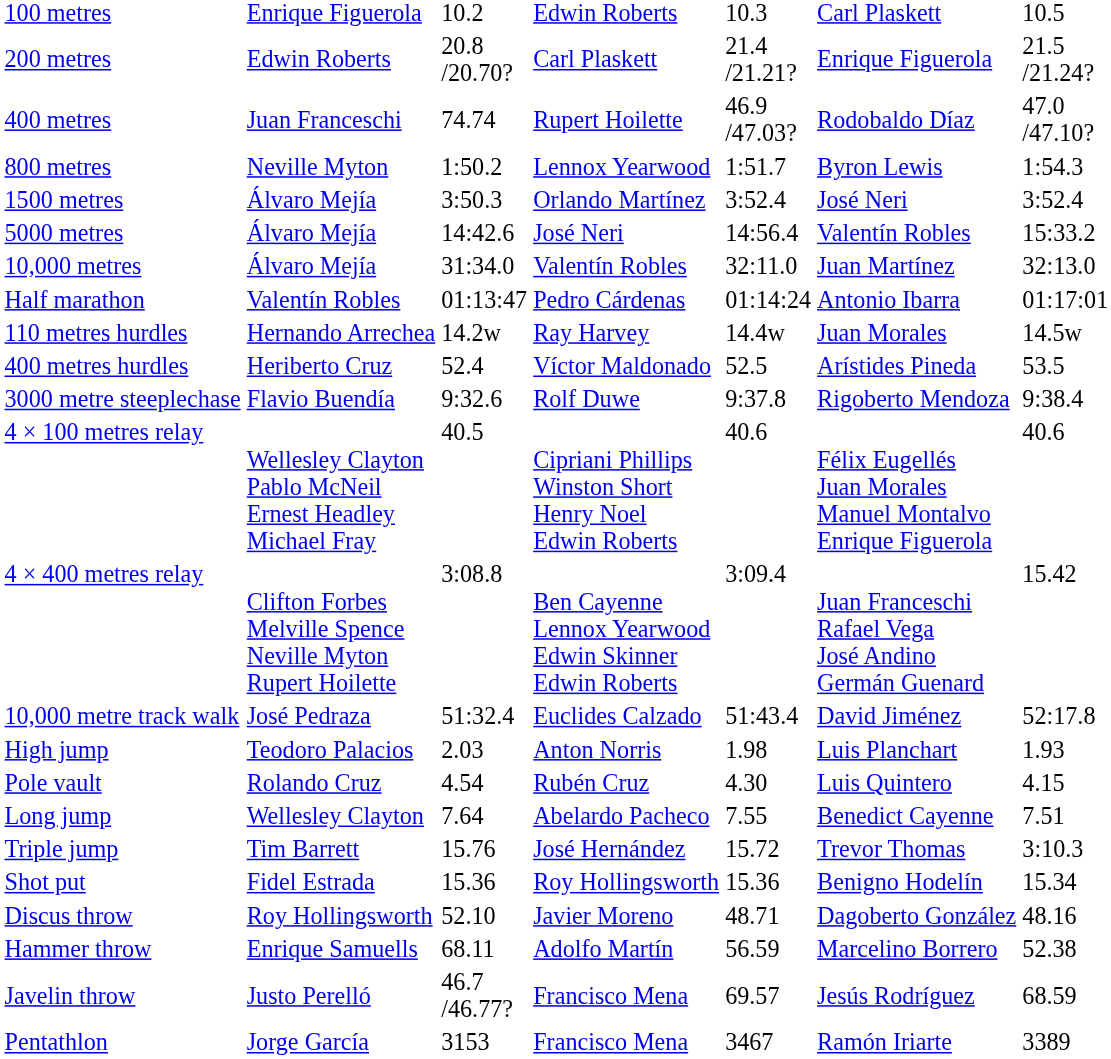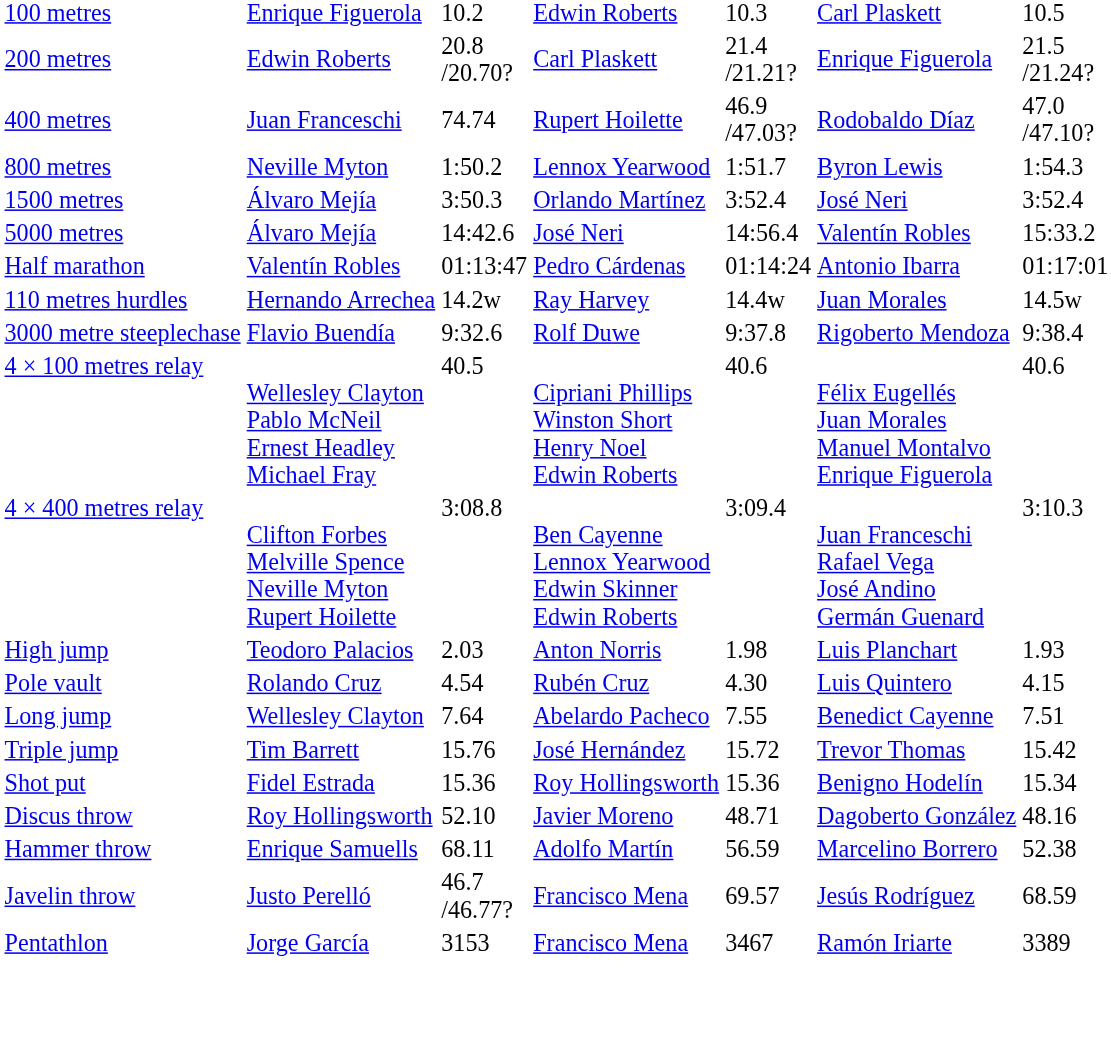- row: (73, 266)
- row: (96, 366)
(1050, 574) 15.42 -> (1053, 508) 3:10.3
- row: (122, 716)
(1053, 849) 3:10.3 -> (1050, 749) 15.42
